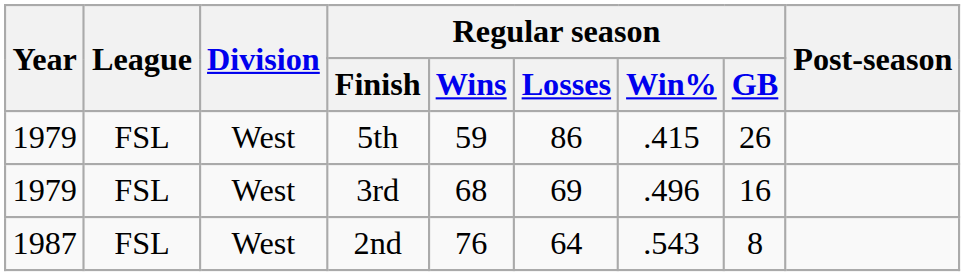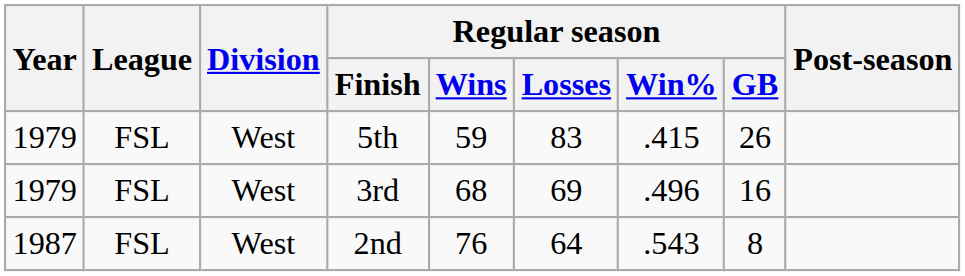(566, 137) 86 -> (566, 137) 83
